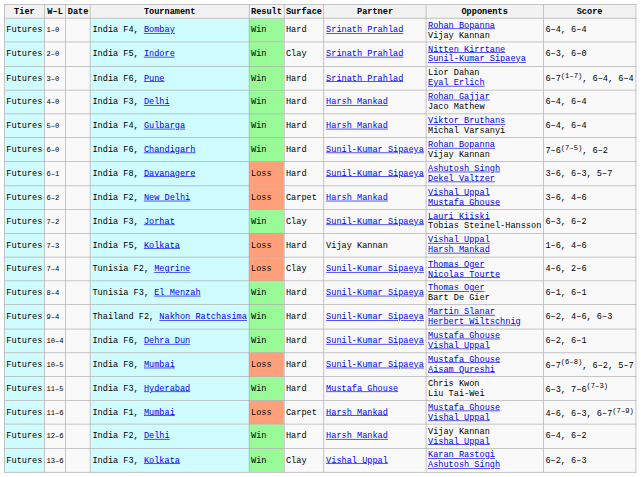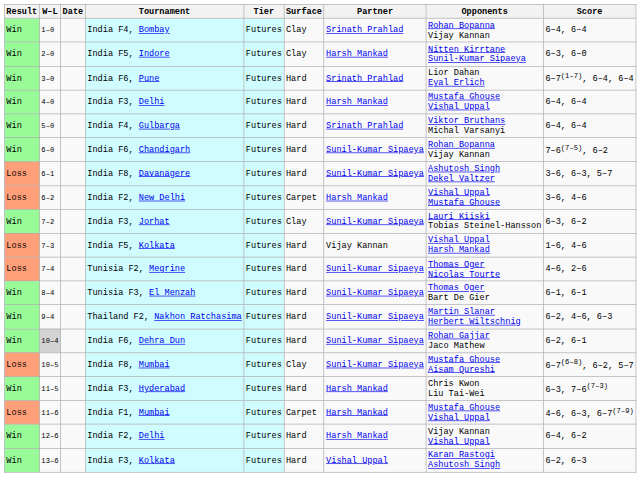columns swapped: (266, 11) <-> (24, 11)
(296, 30) Hard -> (296, 30) Clay
(365, 54) Srinath Prahlad -> (357, 54) Harsh Mankad
(459, 102) Rohan Gajjar Jaco Mathew -> (464, 102) Mustafa Ghouse Vishal Uppal
(357, 126) Harsh Mankad -> (365, 126) Srinath Prahlad
(296, 269) Clay -> (296, 269) Hard
(55, 341) no background -> (50, 341) lightgrey background
(464, 341) Mustafa Ghouse Vishal Uppal -> (459, 341) Rohan Gajjar Jaco Mathew
(296, 365) Hard -> (296, 365) Clay
(362, 389) Mustafa Ghouse -> (357, 389) Harsh Mankad
(296, 460) Clay -> (296, 460) Hard
